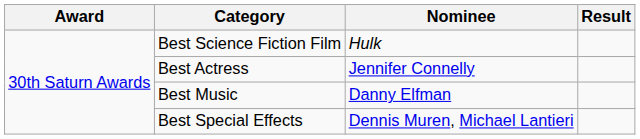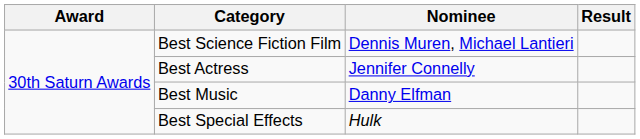(365, 43) Hulk -> (461, 43) Dennis Muren, Michael Lantieri
(461, 120) Dennis Muren, Michael Lantieri -> (365, 120) Hulk
